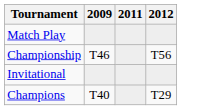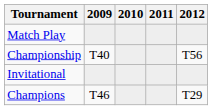+ column: (131, 14)
(100, 54) T46 -> (100, 54) T40
(100, 94) T40 -> (100, 94) T46
